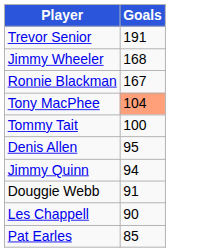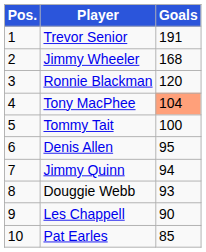+ column: (22, 15)
(135, 81) 167 -> (171, 81) 120
(131, 192) 91 -> (167, 192) 93
